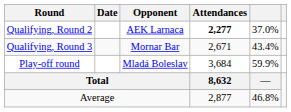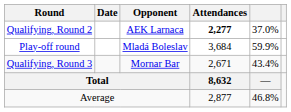rows swapped: (49, 46) <-> (49, 63)
